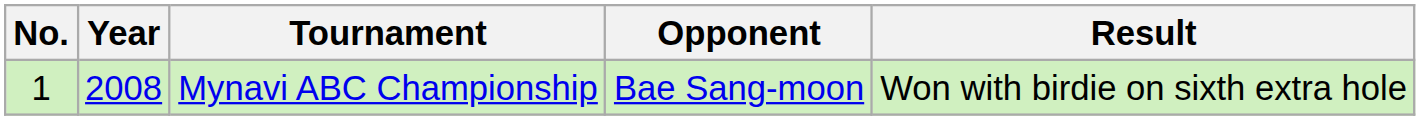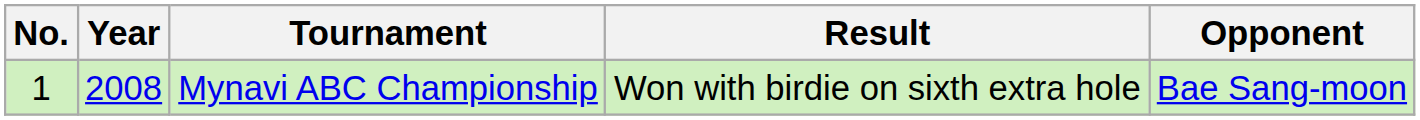columns swapped: (739, 33) <-> (1144, 33)
